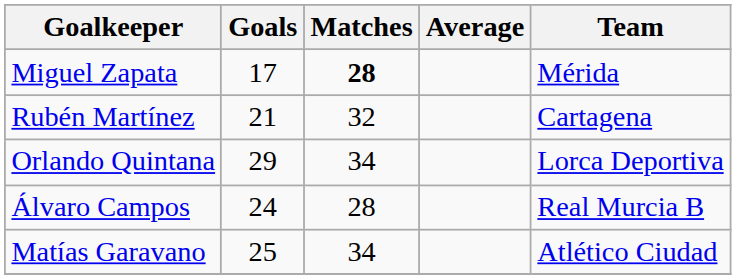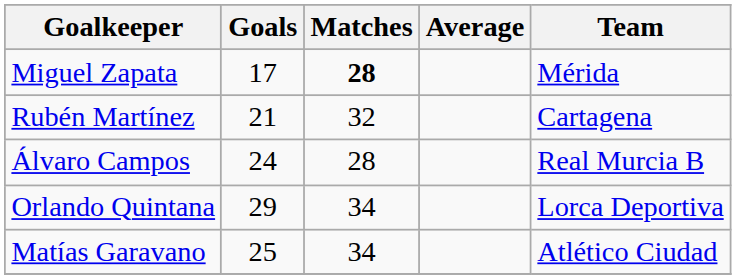rows swapped: (113, 161) <-> (101, 206)
